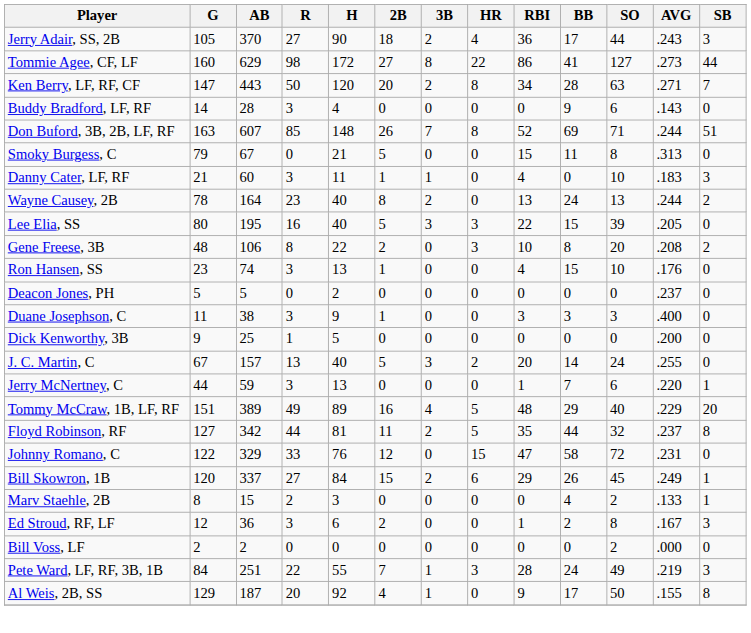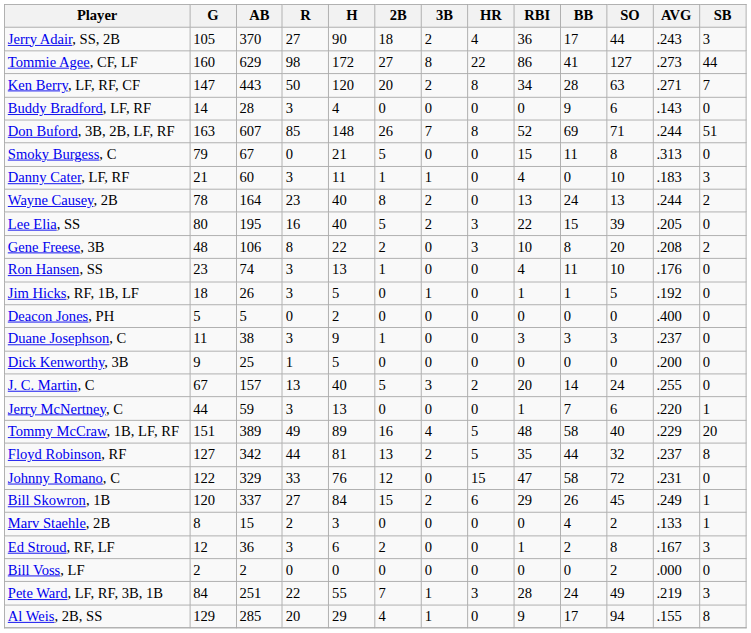(428, 223) 3 -> (428, 223) 2
(571, 270) 15 -> (571, 270) 11
+ row: (73, 293)
(669, 293) .237 -> (669, 316) .400
(669, 316) .400 -> (669, 339) .237
(571, 408) 29 -> (571, 431) 58
(385, 431) 11 -> (386, 454) 13
(250, 593) 187 -> (250, 616) 285
(339, 593) 92 -> (339, 616) 29
(617, 593) 50 -> (617, 616) 94
